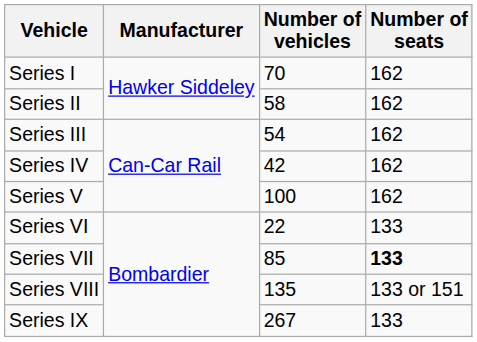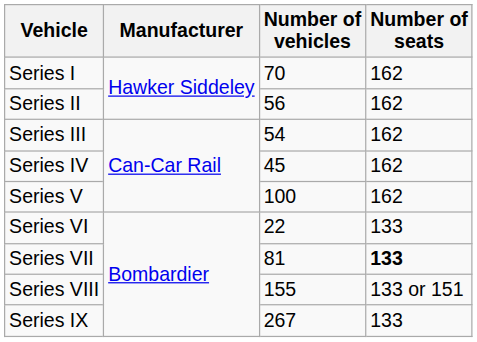(274, 103) 58 -> (274, 103) 56
(274, 165) 42 -> (274, 165) 45
(274, 258) 85 -> (274, 258) 81
(280, 289) 135 -> (280, 289) 155
